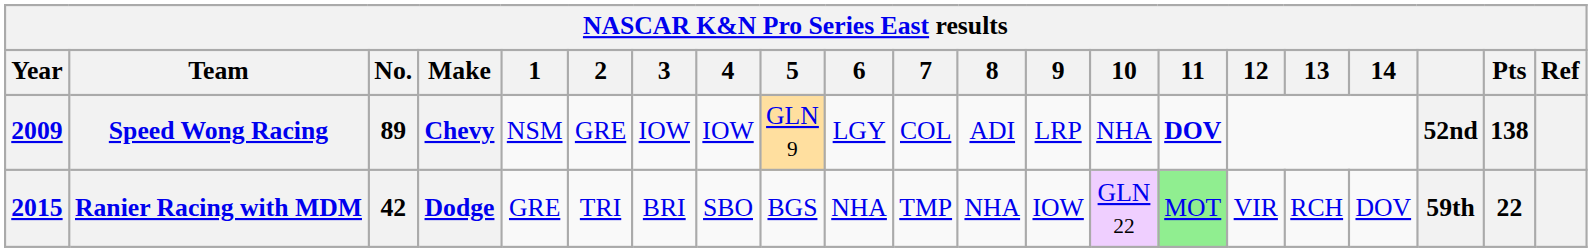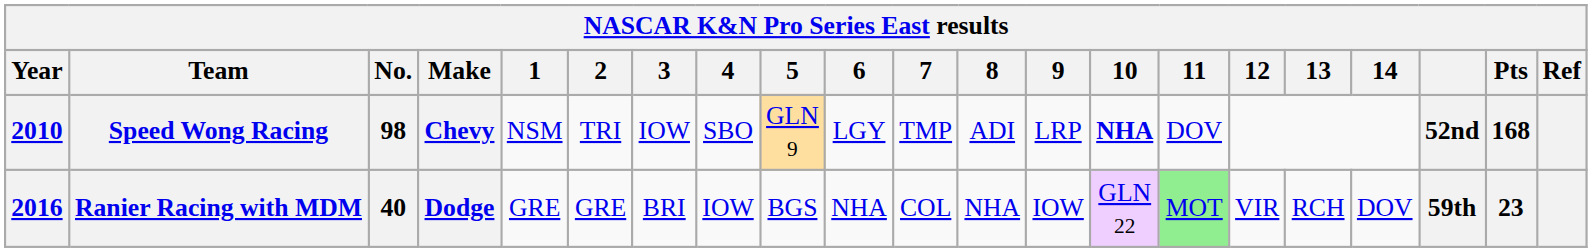(37, 131) 2009 -> (37, 131) 2010
(393, 131) 89 -> (393, 131) 98
(601, 131) GRE -> (601, 131) TRI
(728, 131) IOW -> (728, 131) SBO
(926, 131) COL -> (926, 131) TMP
(1124, 131) normal -> (1125, 131) bold
(1193, 131) bold -> (1194, 131) normal
(1509, 131) 138 -> (1511, 131) 168
(37, 208) 2015 -> (37, 208) 2016
(393, 208) 42 -> (393, 208) 40
(601, 208) TRI -> (601, 208) GRE
(728, 208) SBO -> (728, 208) IOW
(926, 208) TMP -> (926, 208) COL
(1509, 208) 22 -> (1511, 208) 23
